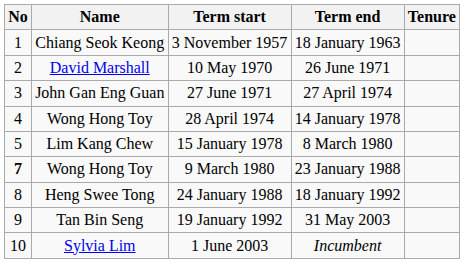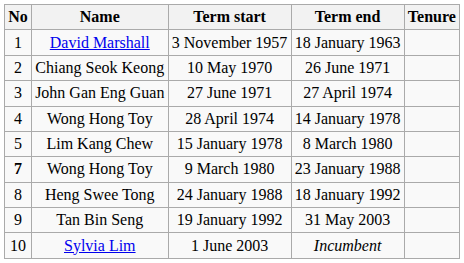(100, 42) Chiang Seok Keong -> (100, 42) David Marshall
(100, 67) David Marshall -> (100, 67) Chiang Seok Keong
